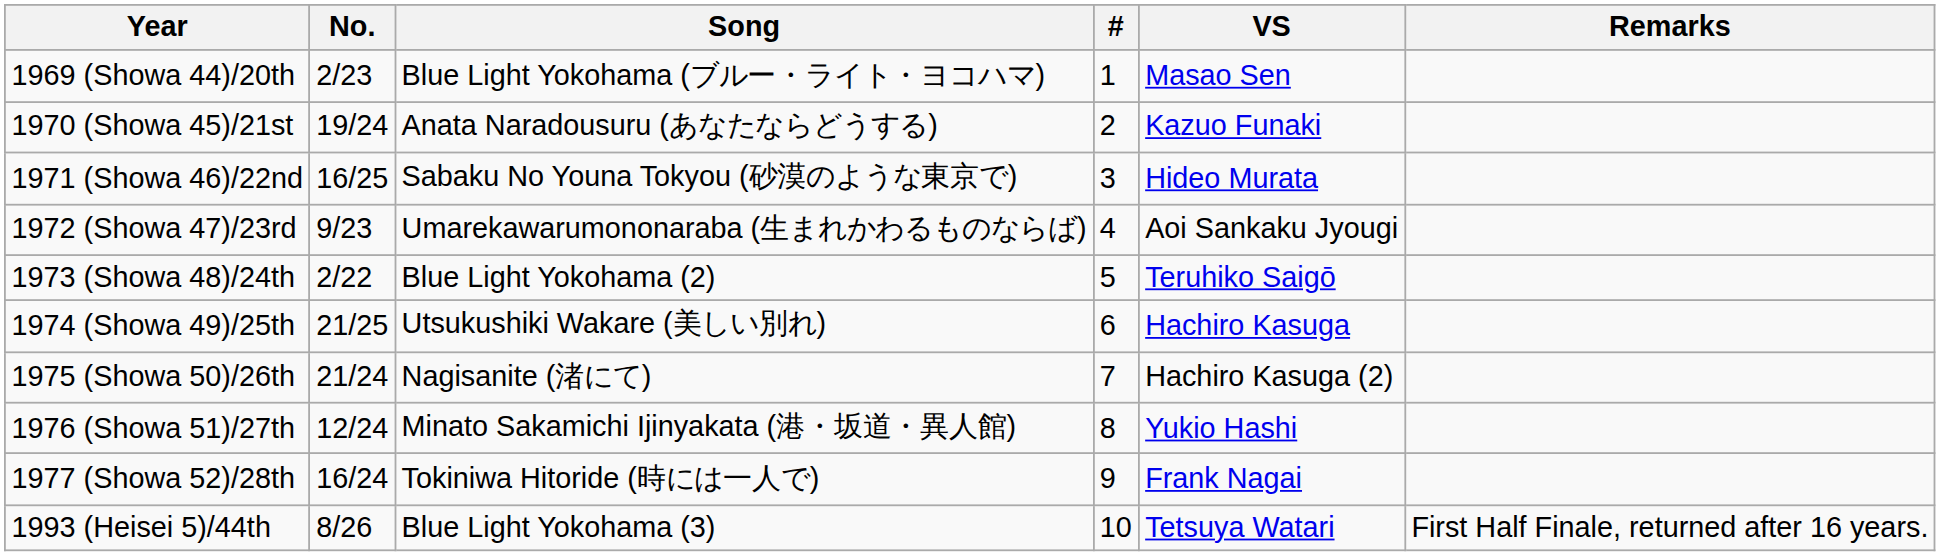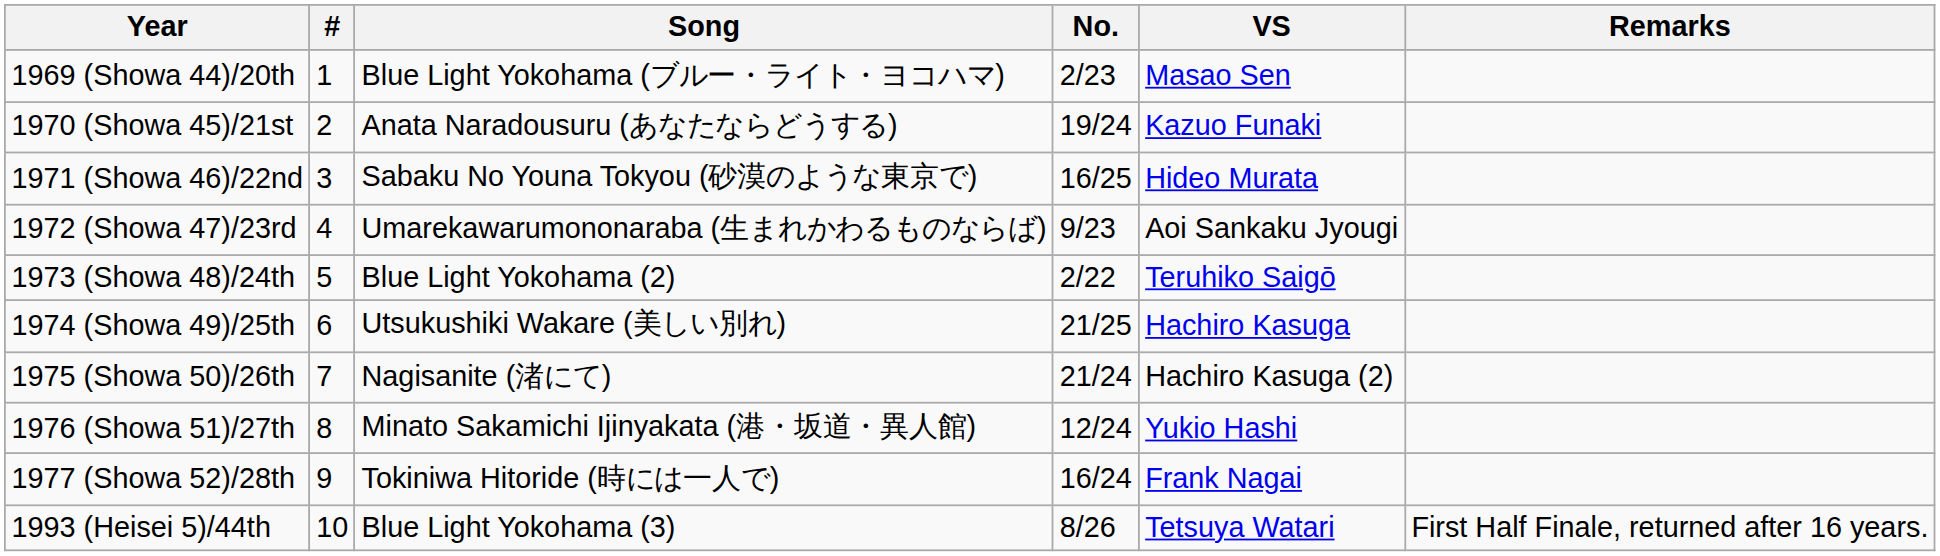columns swapped: (1116, 27) <-> (352, 27)
